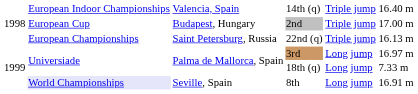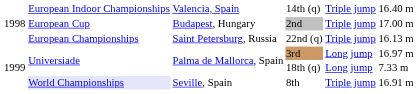(349, 82) Long jump -> (351, 82) Triple jump
